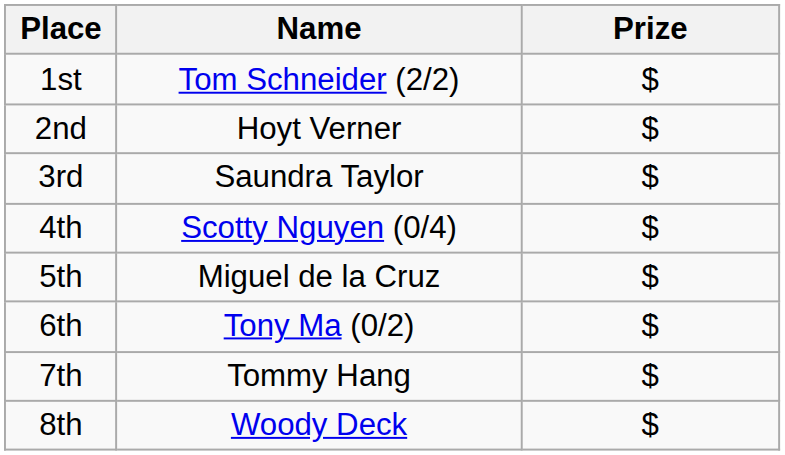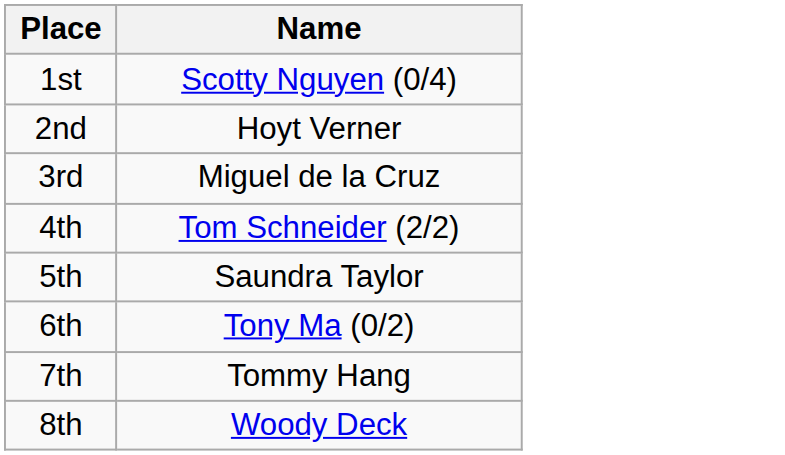- column: (650, 29)
(319, 78) Tom Schneider (2/2) -> (319, 78) Scotty Nguyen (0/4)
(319, 177) Saundra Taylor -> (319, 177) Miguel de la Cruz
(319, 227) Scotty Nguyen (0/4) -> (319, 227) Tom Schneider (2/2)
(319, 276) Miguel de la Cruz -> (319, 276) Saundra Taylor
